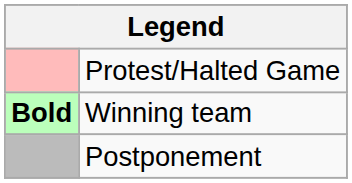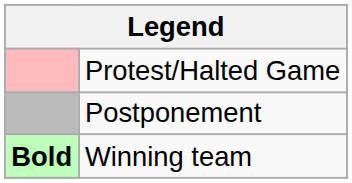rows swapped: (173, 157) <-> (169, 113)
